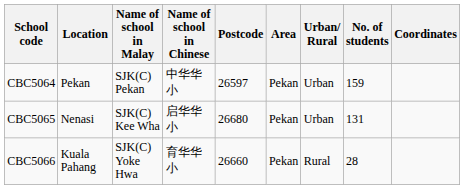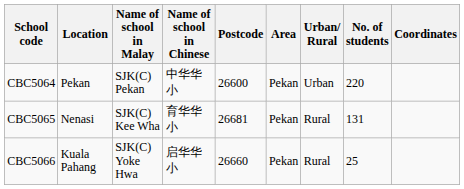(233, 82) 26597 -> (233, 82) 26600
(355, 82) 159 -> (355, 82) 220
(184, 119) 启华华小 -> (184, 119) 育华华小
(233, 119) 26680 -> (233, 119) 26681
(319, 119) Urban -> (317, 119) Rural
(184, 160) 育华华小 -> (184, 160) 启华华小
(352, 161) 28 -> (352, 161) 25
